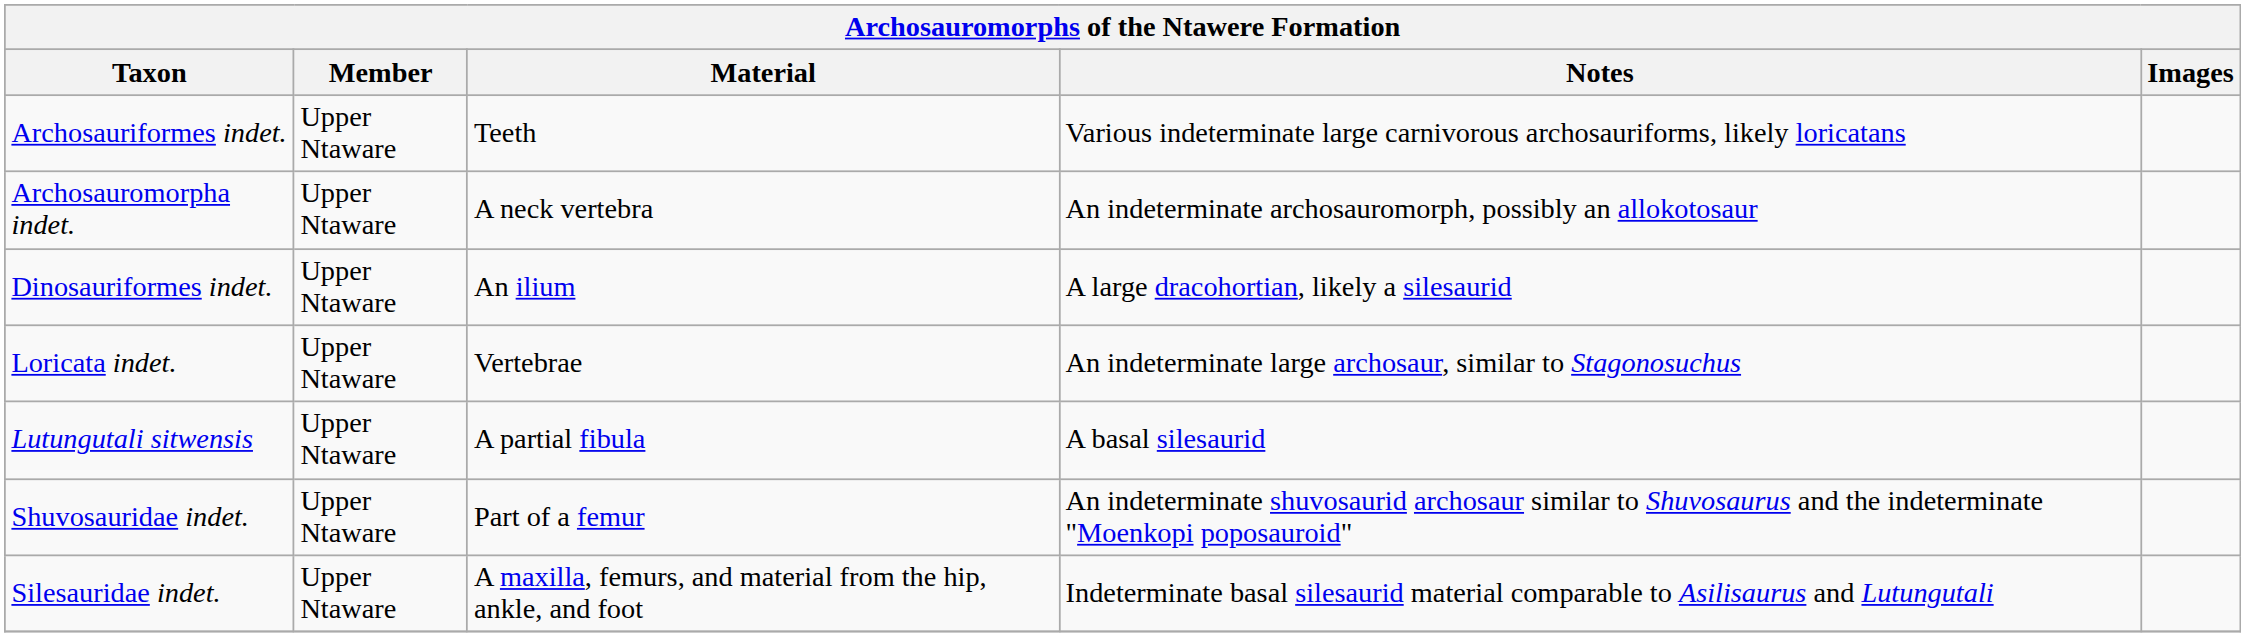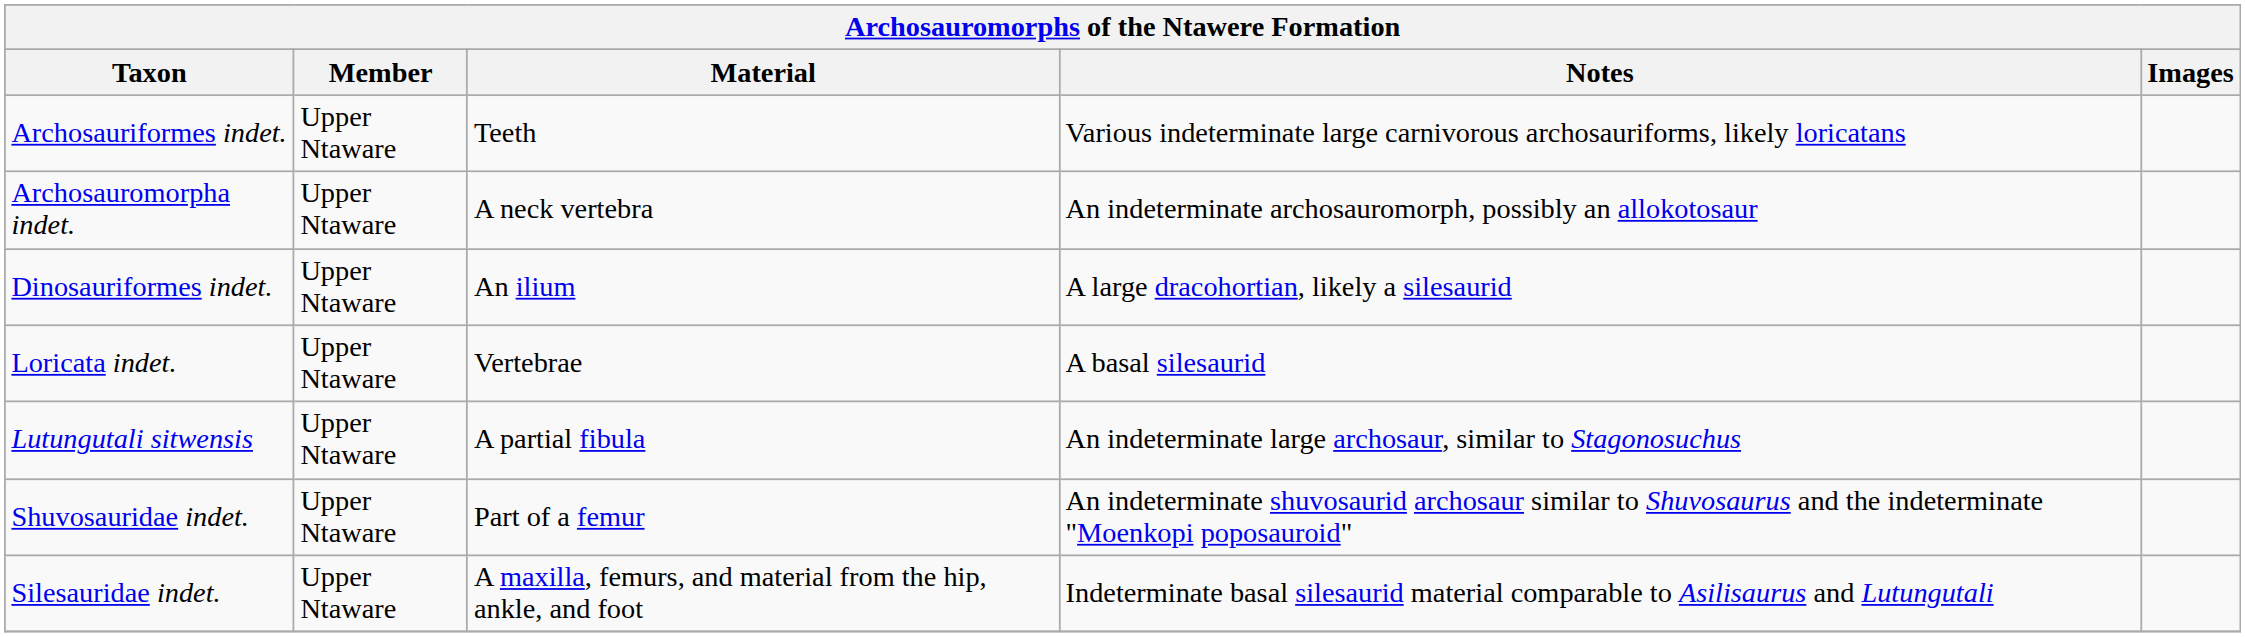(1403, 363) An indeterminate large archosaur, similar to Stagonosuchus -> (1165, 363) A basal silesaurid
(1165, 439) A basal silesaurid -> (1403, 439) An indeterminate large archosaur, similar to Stagonosuchus
